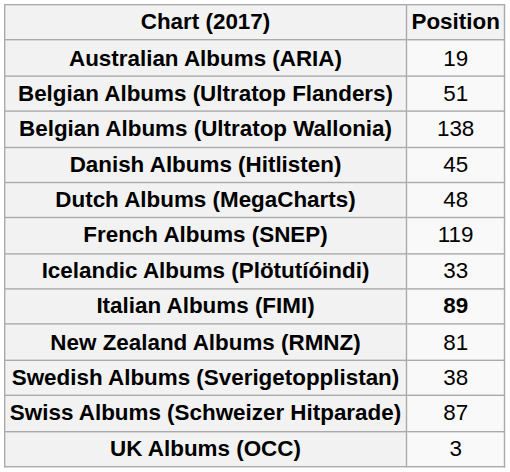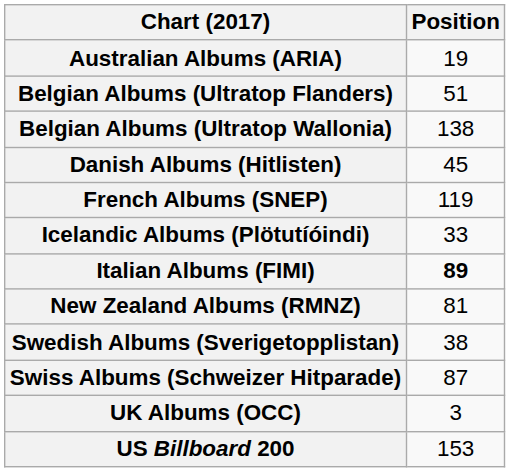- row: (205, 199)
+ row: (205, 448)
